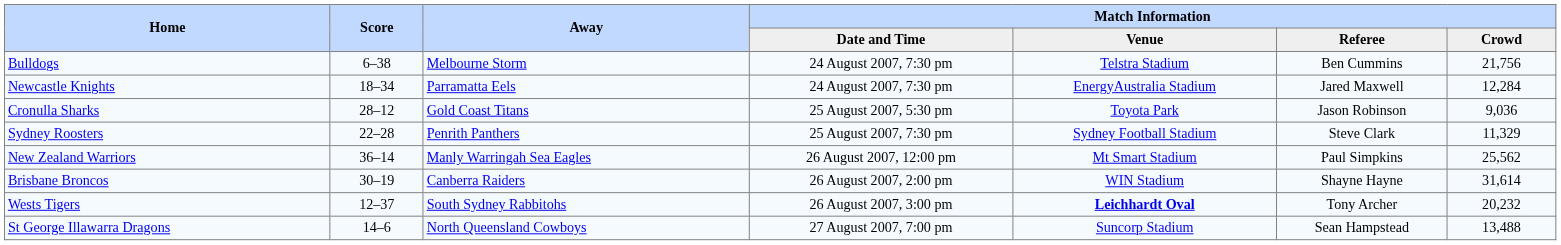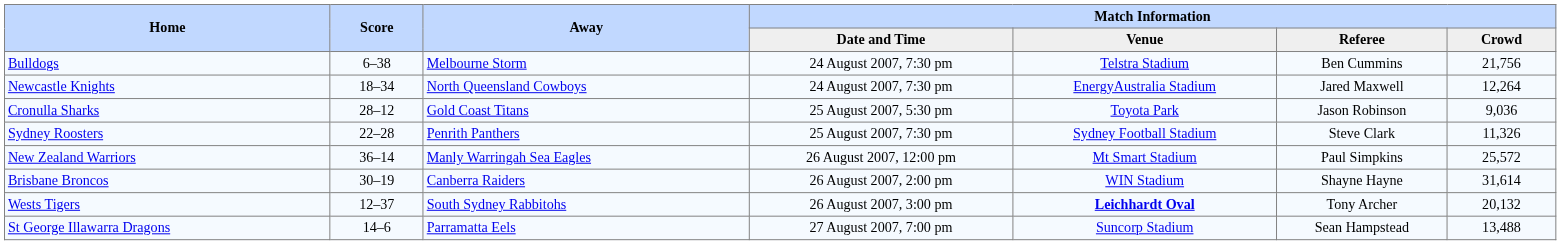(471, 86) Parramatta Eels -> (507, 86) North Queensland Cowboys
(1502, 86) 12,284 -> (1502, 86) 12,264
(1502, 133) 11,329 -> (1502, 133) 11,326
(1502, 157) 25,562 -> (1502, 157) 25,572
(1502, 204) 20,232 -> (1502, 204) 20,132
(507, 227) North Queensland Cowboys -> (471, 227) Parramatta Eels
